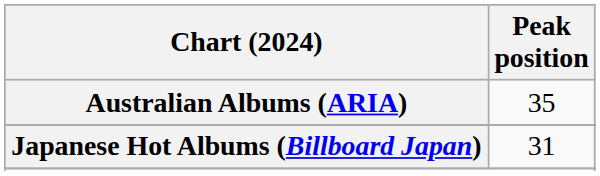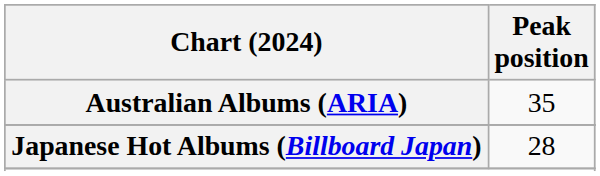(542, 146) 31 -> (542, 146) 28
